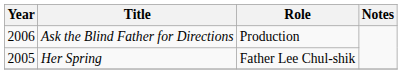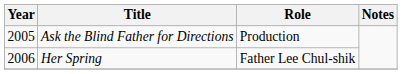(21, 36) 2006 -> (21, 36) 2005
(21, 58) 2005 -> (21, 58) 2006
